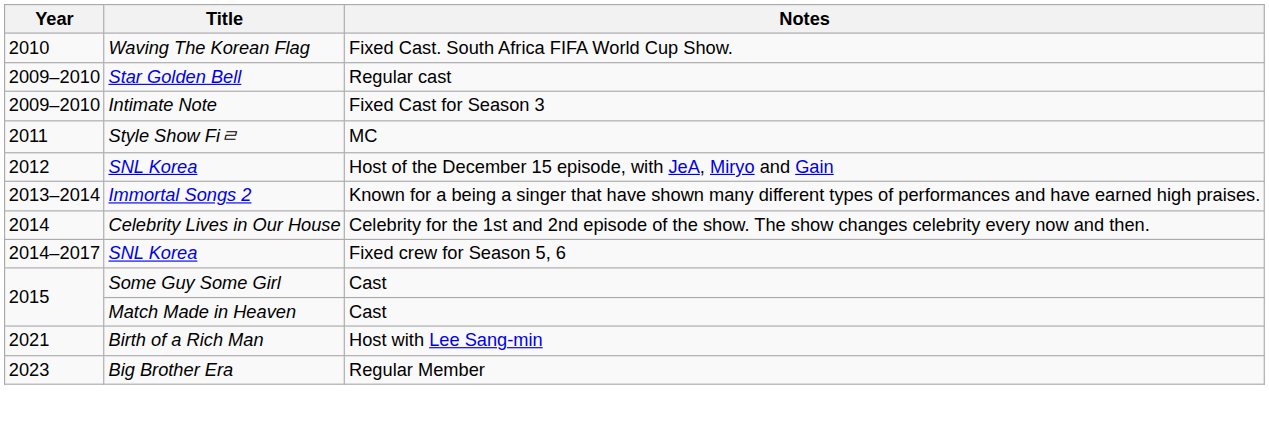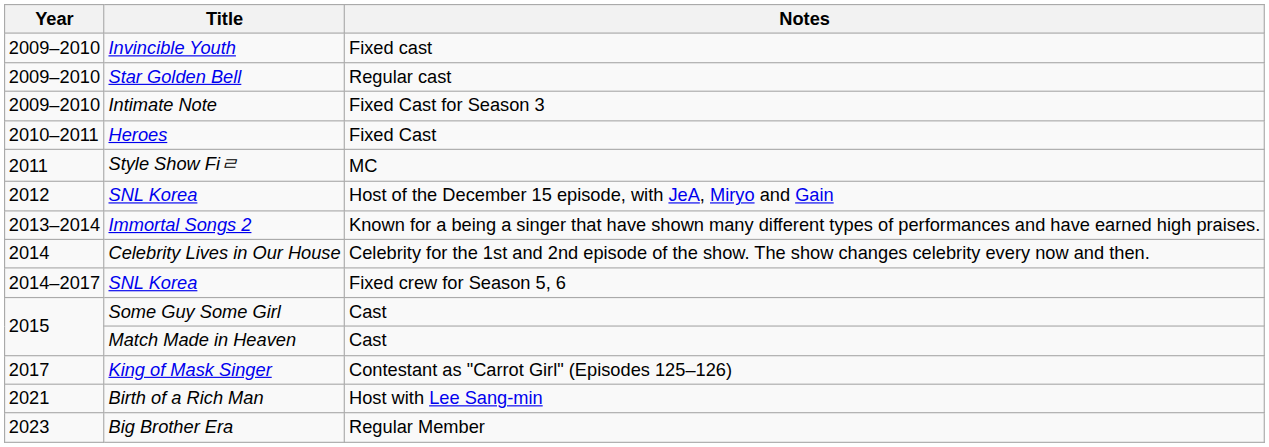+ row: (172, 47)
- row: (209, 47)
+ row: (138, 134)
+ row: (190, 369)
